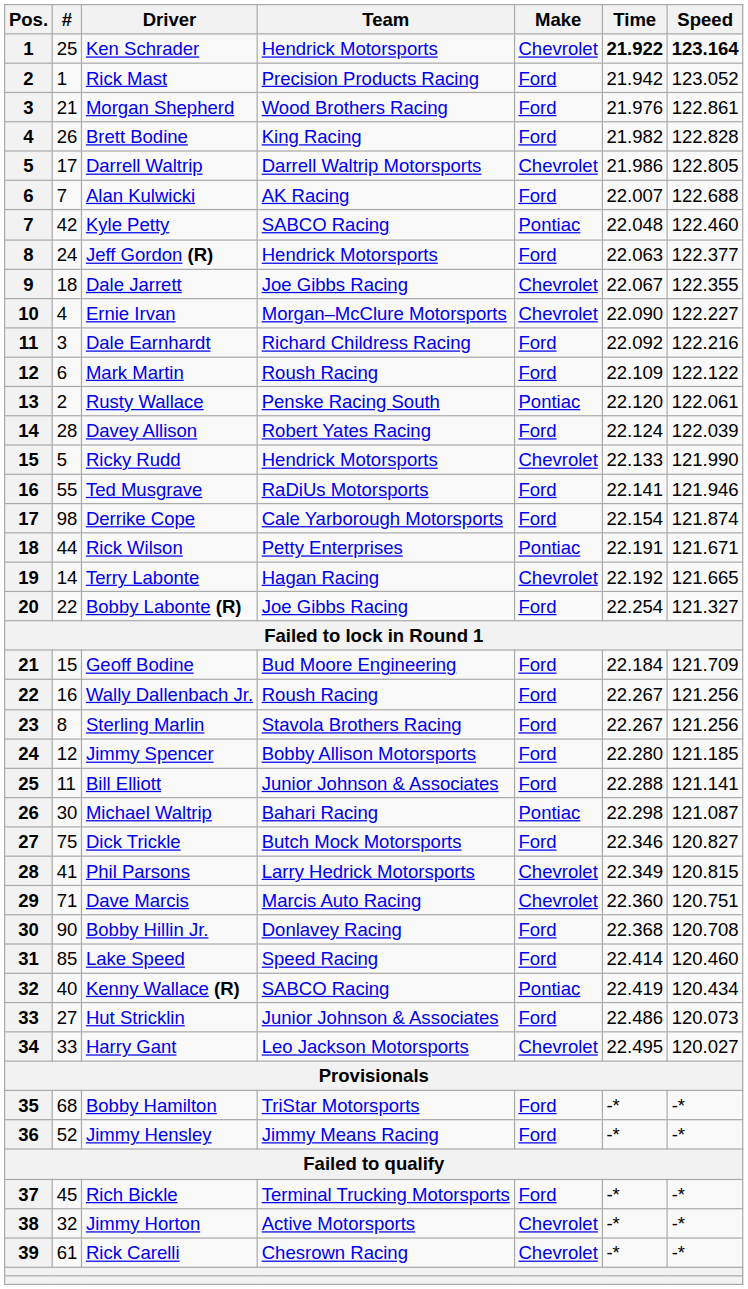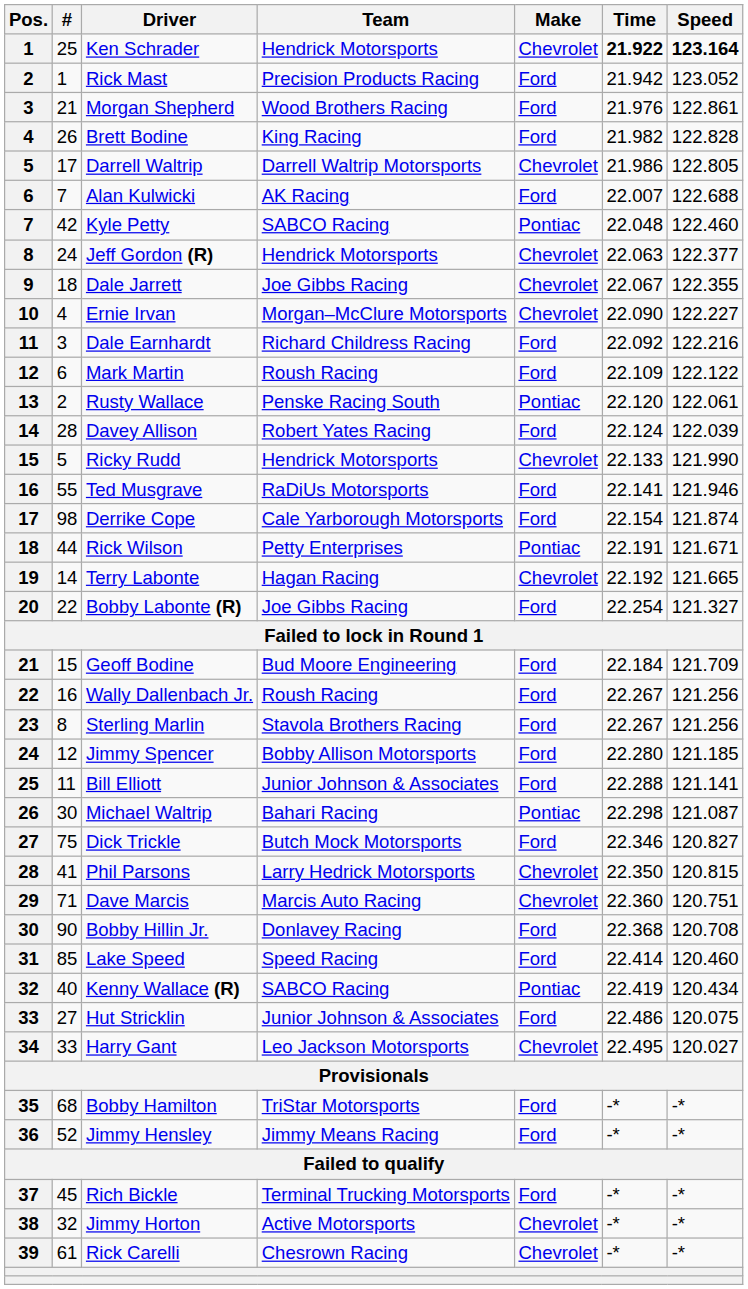(538, 254) Ford -> (558, 254) Chevrolet
(635, 871) 22.349 -> (635, 871) 22.350
(705, 1018) 120.073 -> (705, 1018) 120.075
